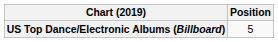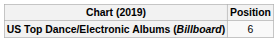(250, 29) 5 -> (250, 29) 6
